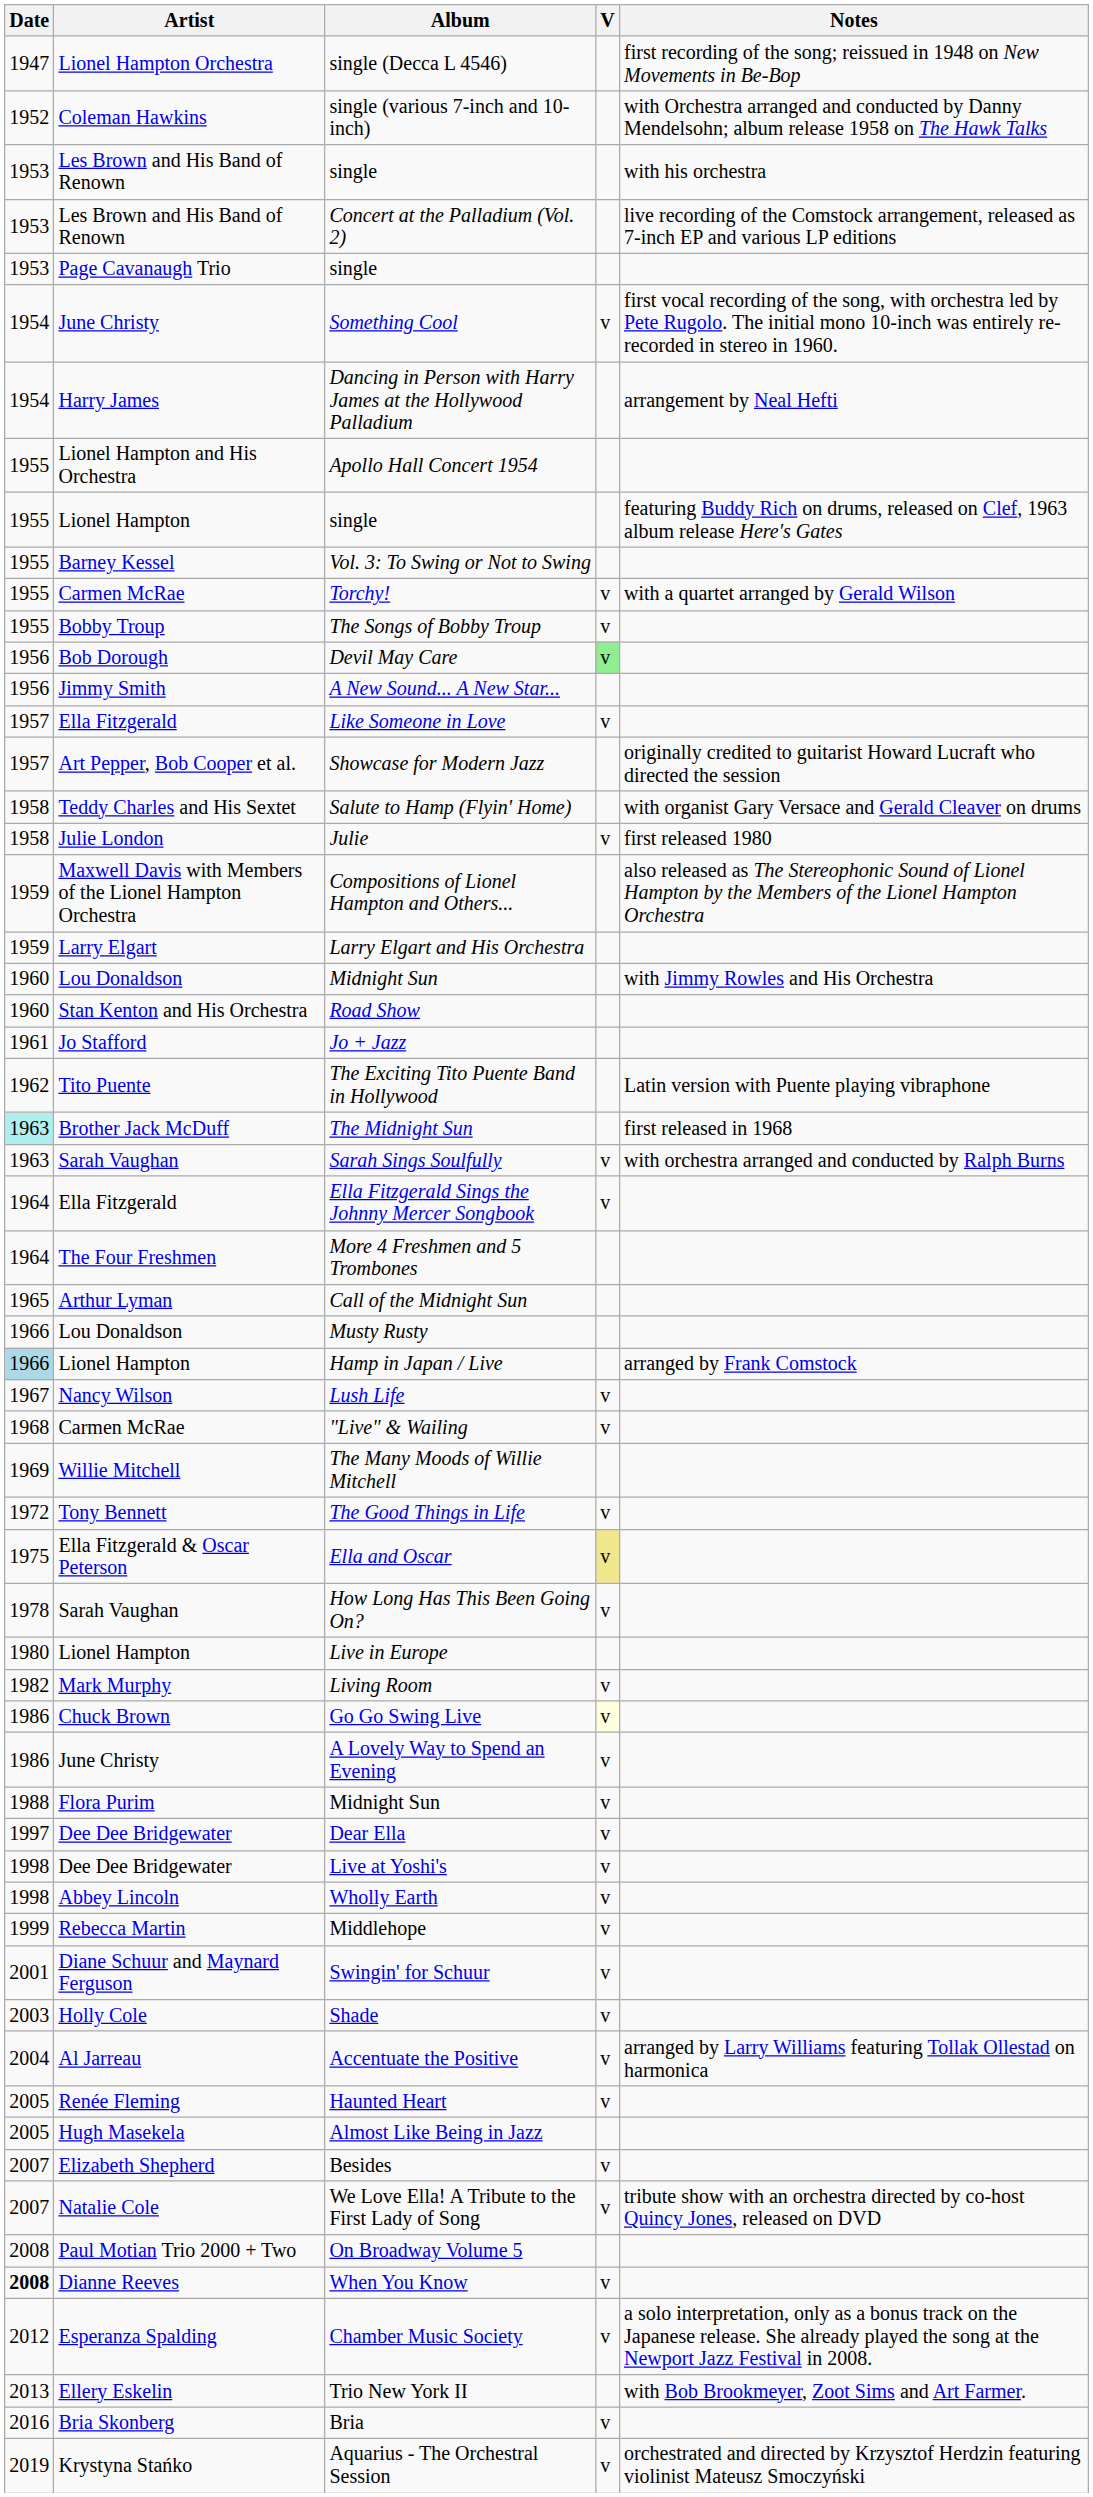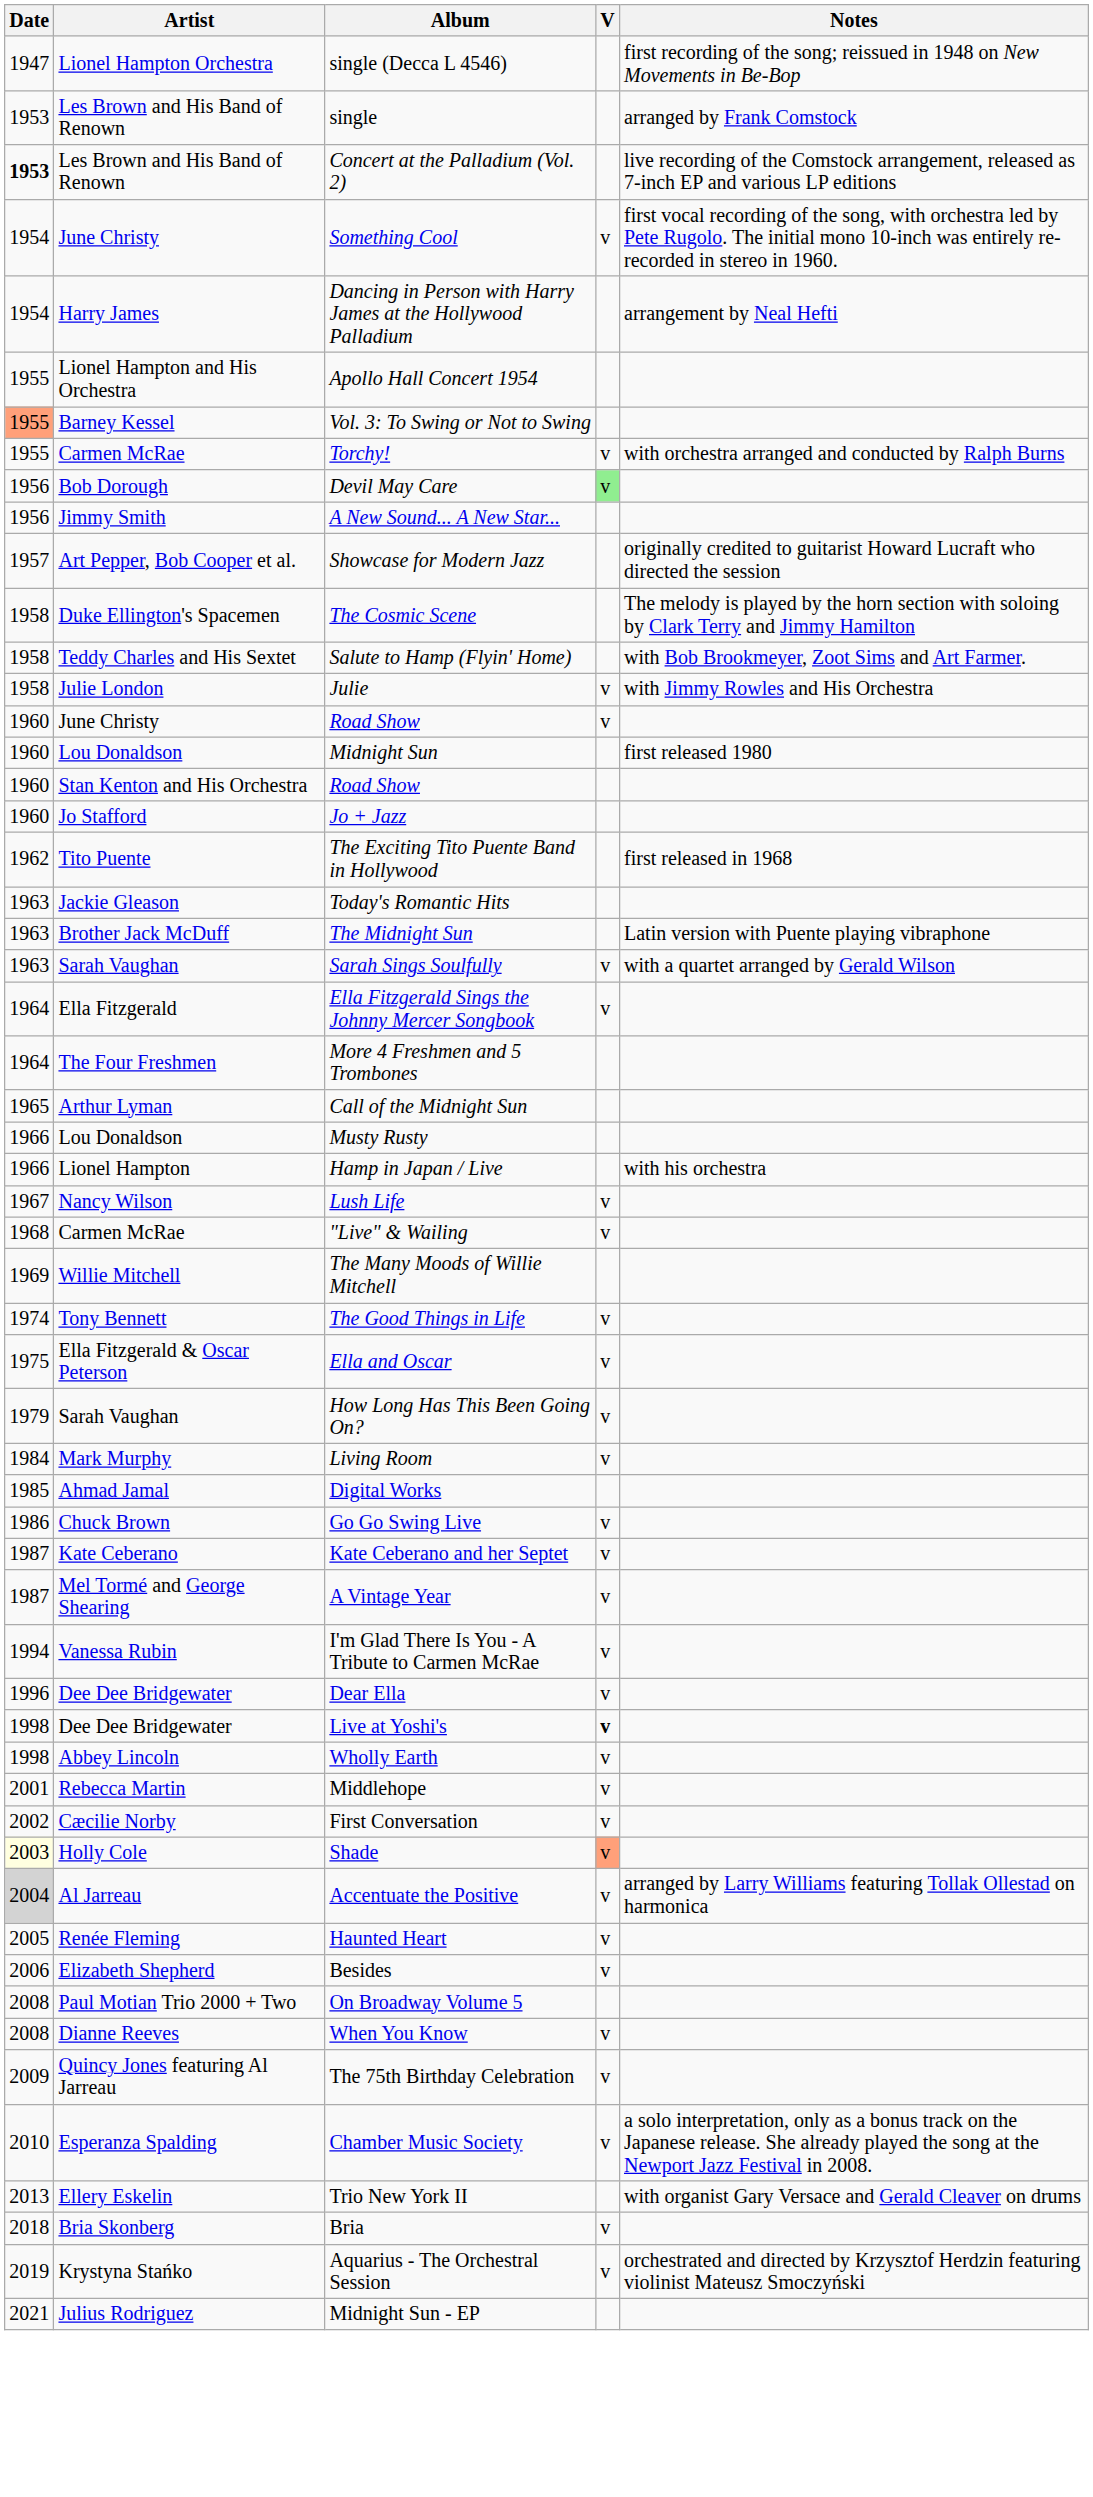- row: (133, 117)
(695, 171) with his orchestra -> (740, 117) arranged by Frank Comstock
(29, 225) normal -> (29, 171) bold
- row: (145, 268)
- row: (124, 519)
(29, 562) no background -> (29, 422) lightsalmon background
(789, 594) with a quartet arranged by Gerald Wilson -> (844, 454) with orchestra arranged and conducted by Ralph Burns
- row: (112, 625)
- row: (118, 721)
+ row: (169, 614)
(852, 807) with organist Gary Versace and Gerald Cleaver on drums -> (825, 657) with Bob Brookmeyer, Zoot Sims and Art Farmer.
(698, 838) first released 1980 -> (779, 689) with Jimmy Rowles and His Orchestra
- row: (180, 893)
- row: (108, 947)
+ row: (109, 721)
(779, 978) with Jimmy Rowles and His Orchestra -> (698, 752) first released 1980
(29, 1042) 1961 -> (29, 816) 1960
(807, 1085) Latin version with Puente playing vibraphone -> (708, 859) first released in 1968
+ row: (119, 902)
(29, 1128) paleturquoise background -> (29, 933) no background
(708, 1128) first released in 1968 -> (807, 933) Latin version with Puente playing vibraphone
(844, 1160) with orchestra arranged and conducted by Ralph Burns -> (789, 965) with a quartet arranged by Gerald Wilson
(29, 1363) lightblue background -> (29, 1169) no background
(740, 1363) arranged by Frank Comstock -> (695, 1169) with his orchestra
(29, 1513) 1972 -> (29, 1318) 1974
(605, 1555) khaki background -> (605, 1361) no background
(29, 1610) 1978 -> (29, 1415) 1979
- row: (124, 1653)
(29, 1684) 1982 -> (29, 1458) 1984
+ row: (114, 1490)
(605, 1716) lightyellow background -> (605, 1522) no background
- row: (109, 1759)
+ row: (118, 1553)
+ row: (152, 1596)
- row: (107, 1802)
+ row: (118, 1651)
(29, 1834) 1997 -> (29, 1694) 1996
(605, 1865) normal -> (605, 1725) bold
(29, 1929) 1999 -> (29, 1789) 2001
- row: (169, 1972)
+ row: (117, 1820)
(29, 2015) no background -> (29, 1852) lightyellow background
(605, 2015) no background -> (605, 1852) lightsalmon background
(29, 2058) no background -> (29, 1895) lightgrey background
- row: (121, 2133)
(29, 2164) 2007 -> (29, 1970) 2006
- row: (109, 2207)
(29, 2282) bold -> (29, 2033) normal
+ row: (163, 2076)
(29, 2336) 2012 -> (29, 2142) 2010
(825, 2390) with Bob Brookmeyer, Zoot Sims and Art Farmer. -> (852, 2196) with organist Gary Versace and Gerald Cleaver on drums
(29, 2422) 2016 -> (29, 2228) 2018
+ row: (126, 2314)
